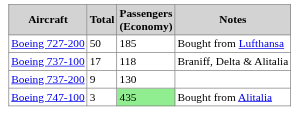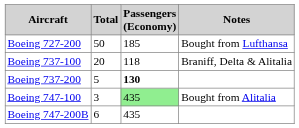(95, 61) 17 -> (99, 61) 20
(92, 79) 9 -> (96, 79) 5
(128, 79) normal -> (132, 79) bold
+ row: (48, 114)
